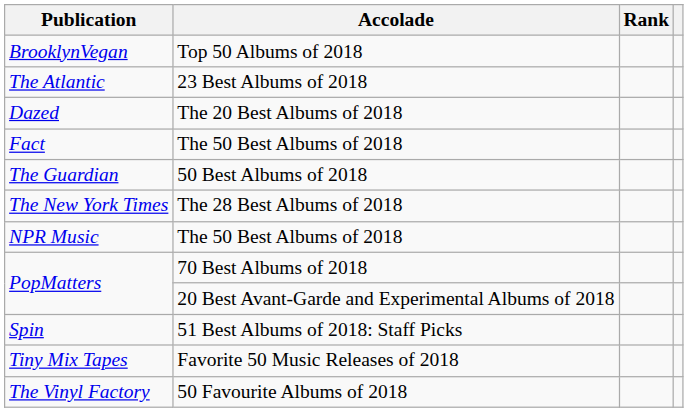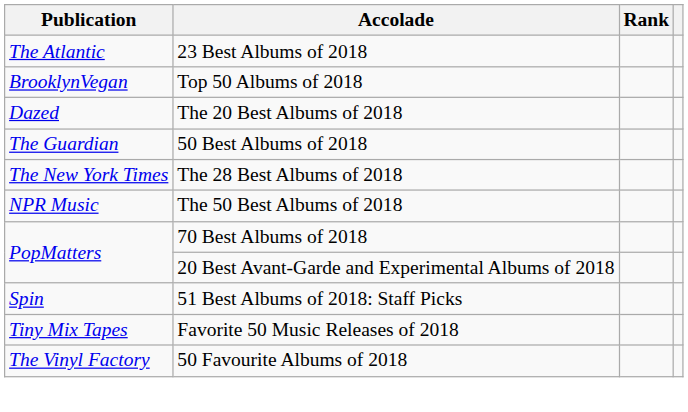rows swapped: (57, 81) <-> (68, 50)
- row: (27, 143)
